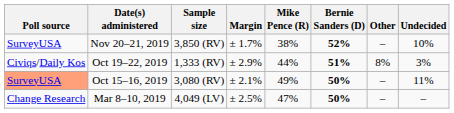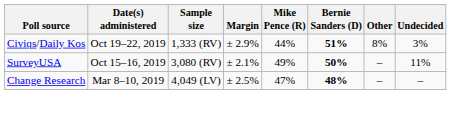- row: (130, 43)
(34, 80) lightsalmon background -> (34, 62) no background
(339, 99) 50% -> (336, 80) 48%
